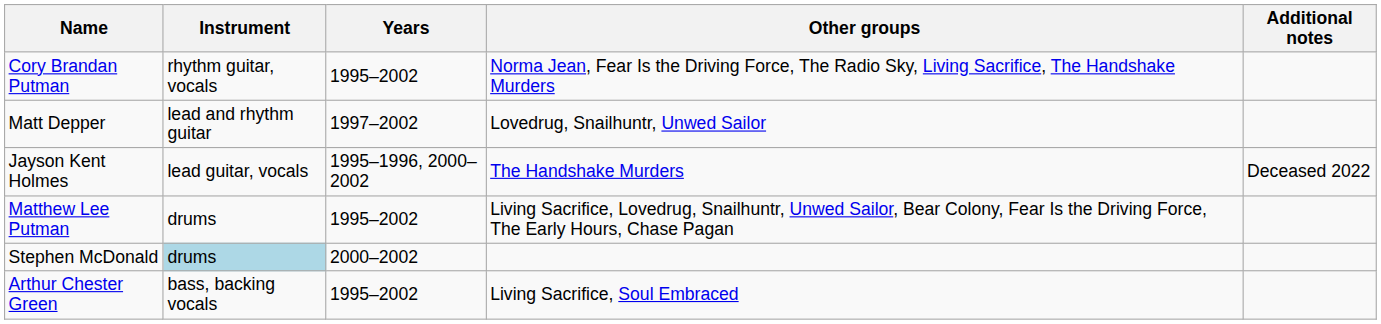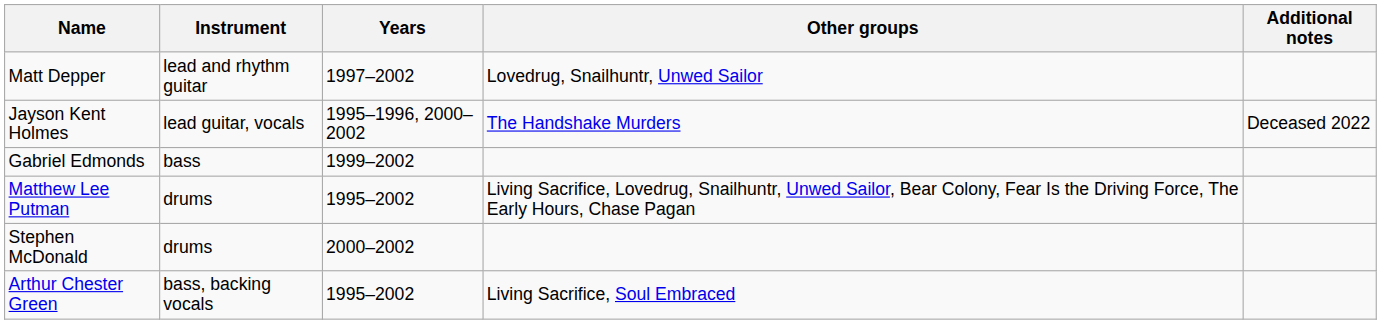- row: (63, 76)
+ row: (77, 161)
(192, 257) lightblue background -> (188, 247) no background
